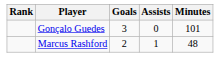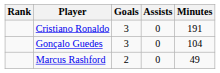+ row: (73, 28)
(193, 28) 101 -> (195, 44) 104
(156, 44) 1 -> (158, 60) 0
(193, 44) 48 -> (195, 60) 49
